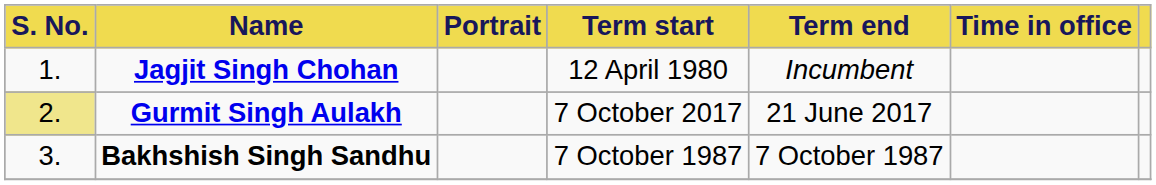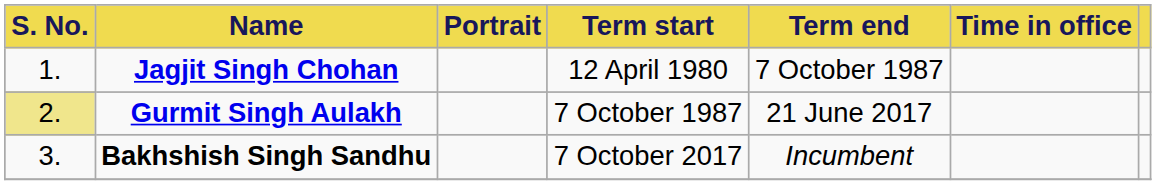(849, 69) Incumbent -> (849, 69) 7 October 1987
(648, 112) 7 October 2017 -> (648, 112) 7 October 1987
(648, 156) 7 October 1987 -> (648, 156) 7 October 2017
(849, 156) 7 October 1987 -> (849, 156) Incumbent
